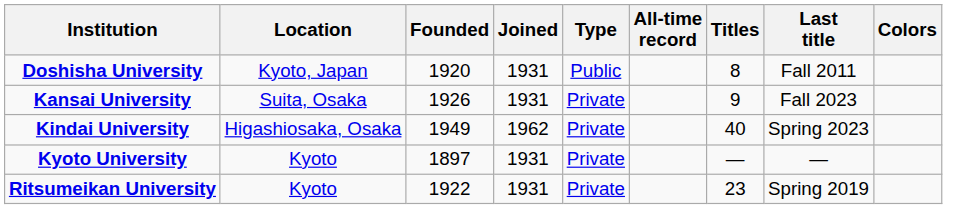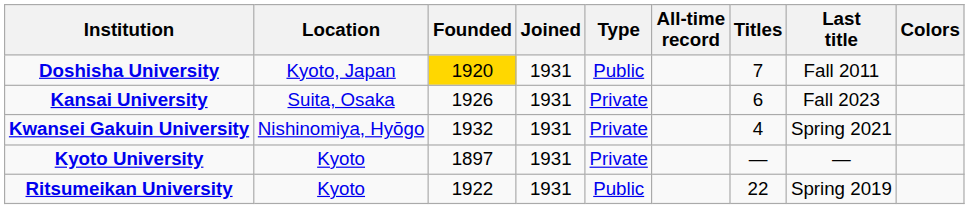(450, 70) no background -> (472, 70) gold background
(735, 70) 8 -> (758, 70) 7
(735, 99) 9 -> (758, 99) 6
- row: (112, 129)
+ row: (129, 129)
(596, 188) Private -> (619, 188) Public
(735, 188) 23 -> (758, 188) 22
